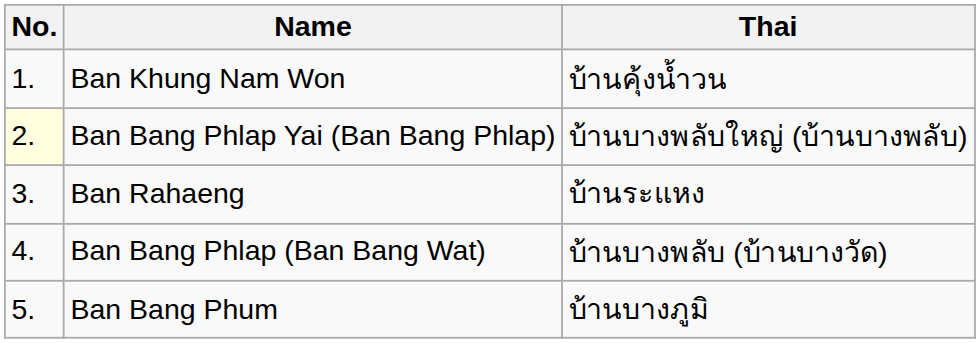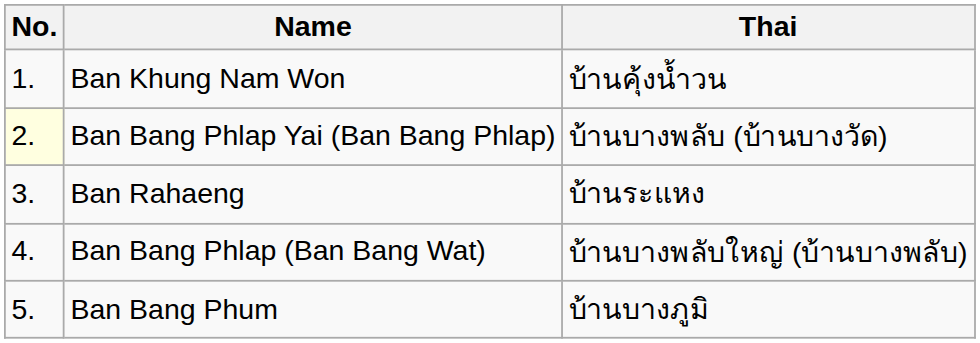(768, 136) บ้านบางพลับใหญ่ (บ้านบางพลับ) -> (728, 136) บ้านบางพลับ (บ้านบางวัด)
(728, 252) บ้านบางพลับ (บ้านบางวัด) -> (768, 252) บ้านบางพลับใหญ่ (บ้านบางพลับ)
